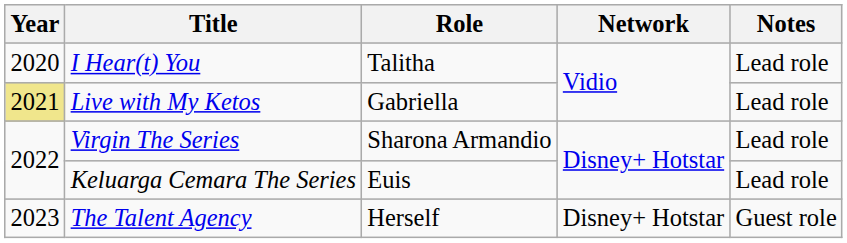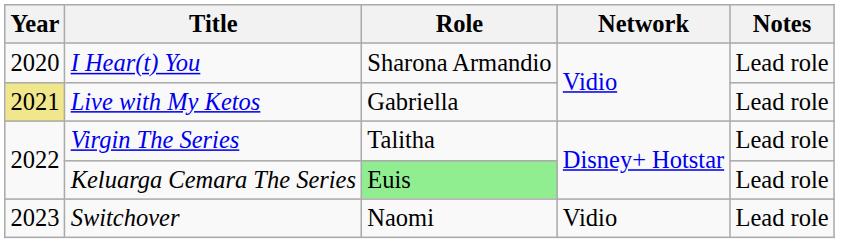(401, 62) Talitha -> (459, 62) Sharona Armandio
(459, 140) Sharona Armandio -> (401, 140) Talitha
(389, 179) no background -> (389, 179) lightgreen background
+ row: (125, 218)
- row: (161, 218)
